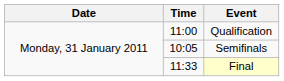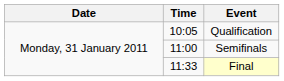(184, 31) 11:00 -> (184, 31) 10:05
(184, 48) 10:05 -> (184, 48) 11:00
